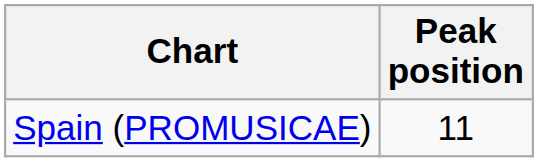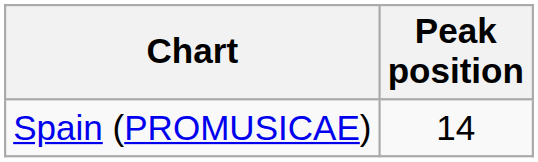(456, 127) 11 -> (456, 127) 14
